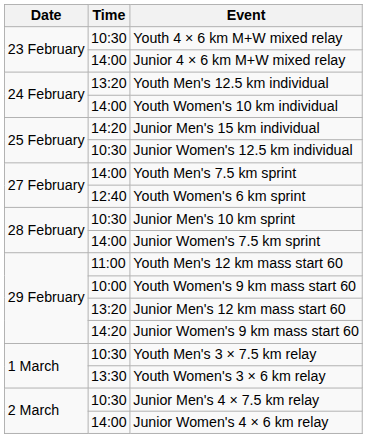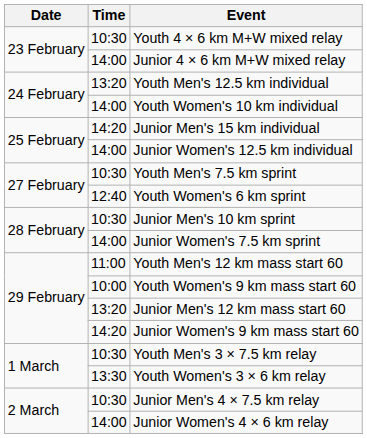(109, 151) 10:30 -> (109, 151) 14:00
(109, 173) 14:00 -> (109, 173) 10:30
